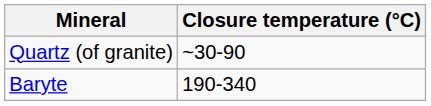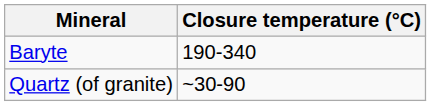rows swapped: (91, 52) <-> (38, 84)
